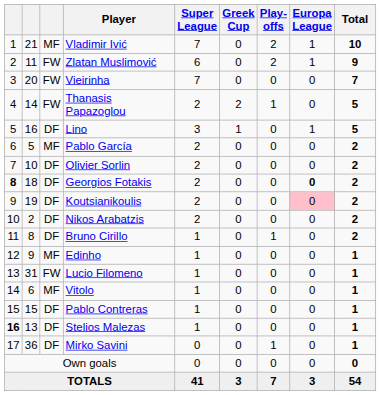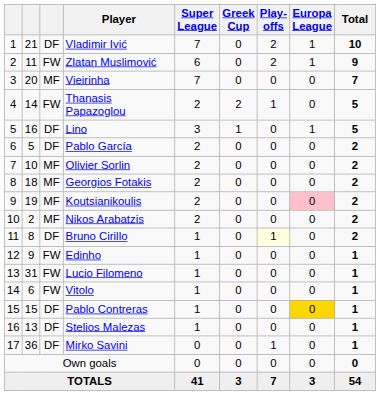(52, 44) MF -> (52, 44) DF
(52, 80) FW -> (52, 80) MF
(52, 147) MF -> (52, 147) DF
(52, 165) DF -> (52, 165) MF
(13, 183) bold -> (13, 183) normal
(52, 183) DF -> (52, 183) MF
(312, 183) bold -> (312, 183) normal
(52, 201) DF -> (52, 201) MF
(52, 219) DF -> (52, 219) MF
(273, 237) no background -> (273, 237) lightyellow background
(52, 255) MF -> (52, 255) FW
(52, 291) MF -> (52, 291) FW
(312, 309) no background -> (312, 309) gold background
(13, 327) bold -> (13, 327) normal
